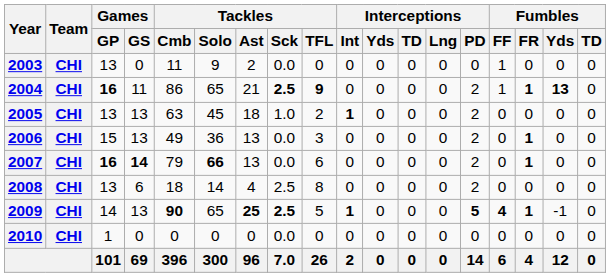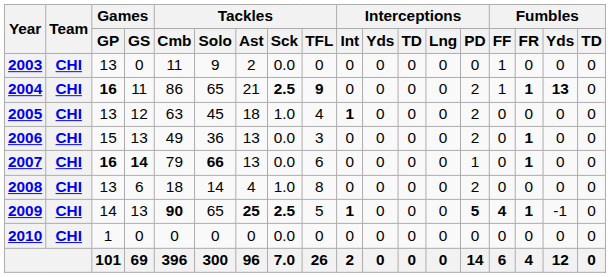(139, 114) 13 -> (139, 114) 12
(319, 114) 2 -> (319, 114) 4
(475, 162) 2 -> (475, 162) 1
(284, 187) 2.5 -> (284, 187) 1.0
